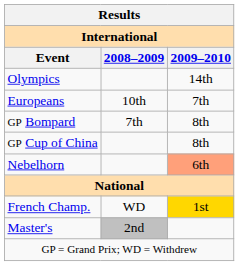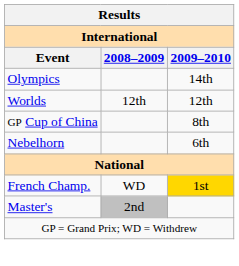+ row: (27, 100)
- row: (36, 100)
- row: (41, 121)
(201, 164) lightsalmon background -> (201, 143) no background
